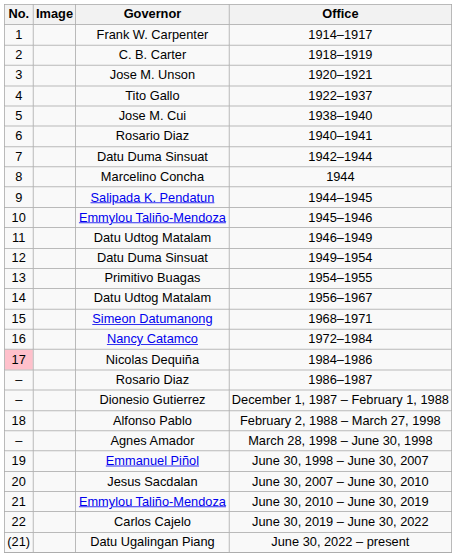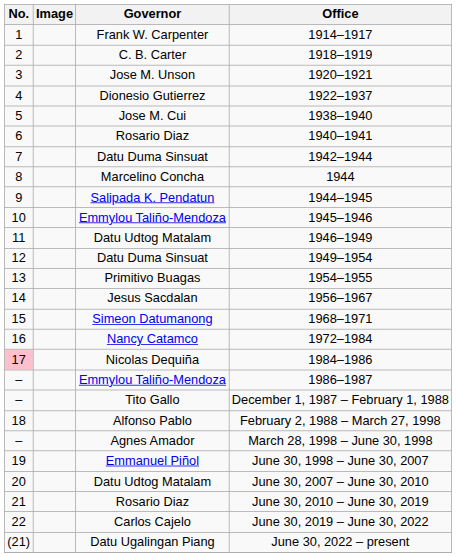(152, 95) Tito Gallo -> (152, 95) Dionesio Gutierrez
(152, 298) Datu Udtog Matalam -> (152, 298) Jesus Sacdalan
(152, 380) Rosario Diaz -> (152, 380) Emmylou Taliño-Mendoza
(152, 400) Dionesio Gutierrez -> (152, 400) Tito Gallo
(152, 481) Jesus Sacdalan -> (152, 481) Datu Udtog Matalam
(152, 501) Emmylou Taliño-Mendoza -> (152, 501) Rosario Diaz
